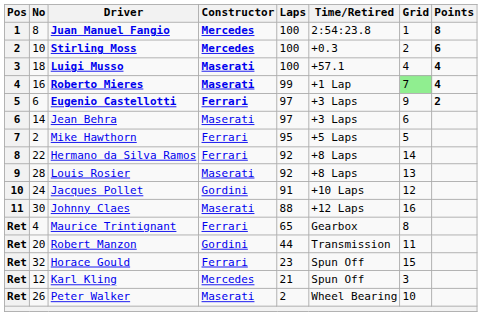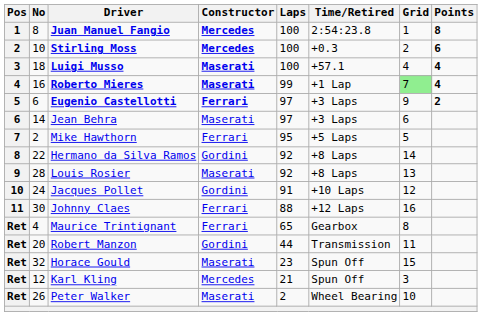(225, 156) Ferrari -> (225, 156) Gordini
(228, 209) Maserati -> (225, 209) Ferrari
(225, 262) Ferrari -> (228, 262) Maserati
